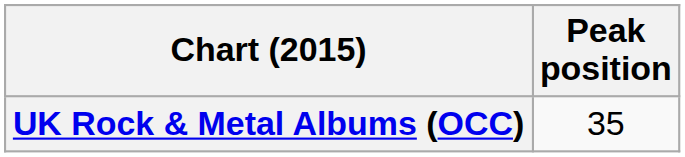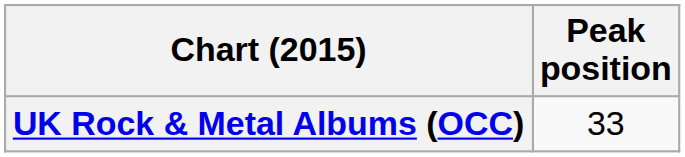(606, 123) 35 -> (606, 123) 33
